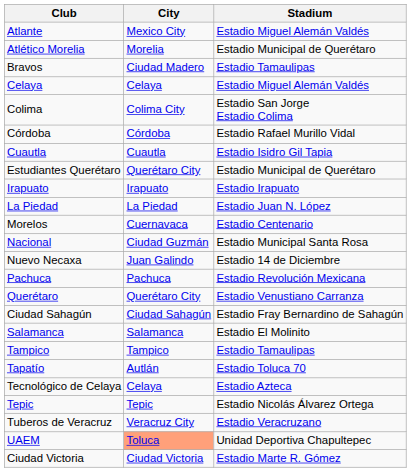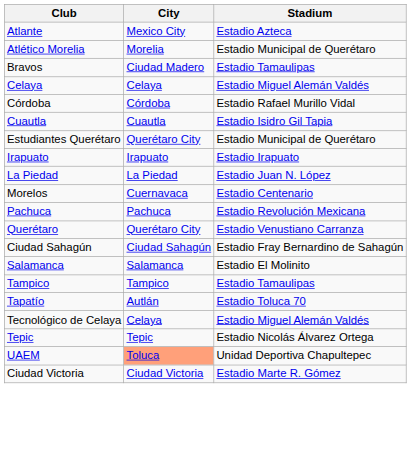(293, 31) Estadio Miguel Alemán Valdés -> (254, 31) Estadio Azteca
- row: (25, 109)
- row: (29, 242)
- row: (44, 260)
(254, 386) Estadio Azteca -> (293, 319) Estadio Miguel Alemán Valdés
- row: (59, 422)
